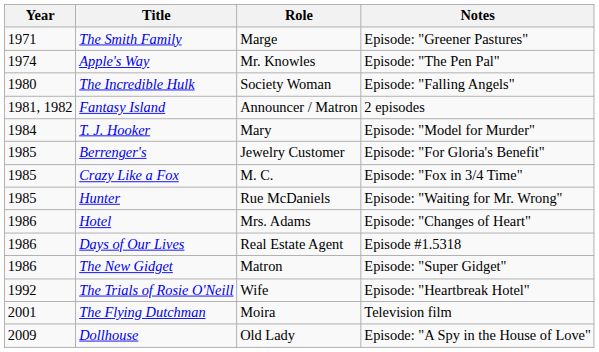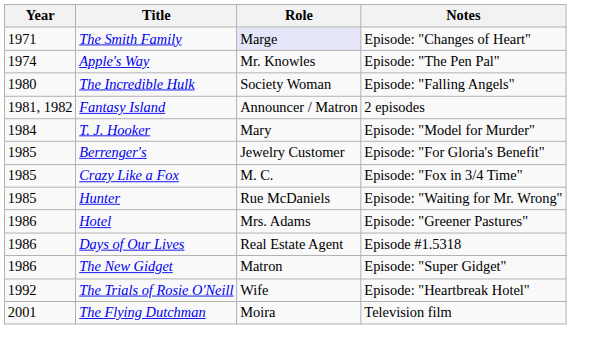(259, 38) no background -> (259, 38) lavender background
(446, 38) Episode: "Greener Pastures" -> (448, 38) Episode: "Changes of Heart"
(448, 221) Episode: "Changes of Heart" -> (446, 221) Episode: "Greener Pastures"
- row: (109, 335)
